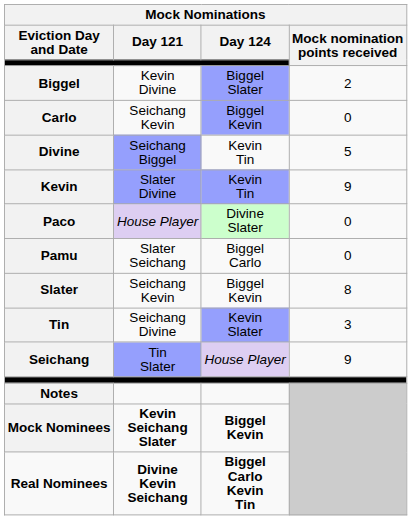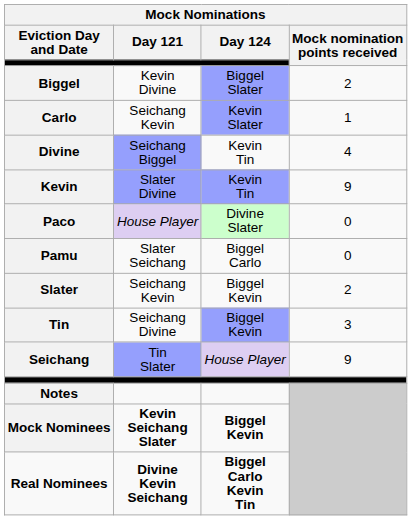(245, 118) Biggel Kevin -> (245, 118) Kevin Slater
(348, 118) 0 -> (348, 118) 1
(348, 152) 5 -> (348, 152) 4
(348, 290) 8 -> (348, 290) 2
(245, 325) Kevin Slater -> (245, 325) Biggel Kevin
